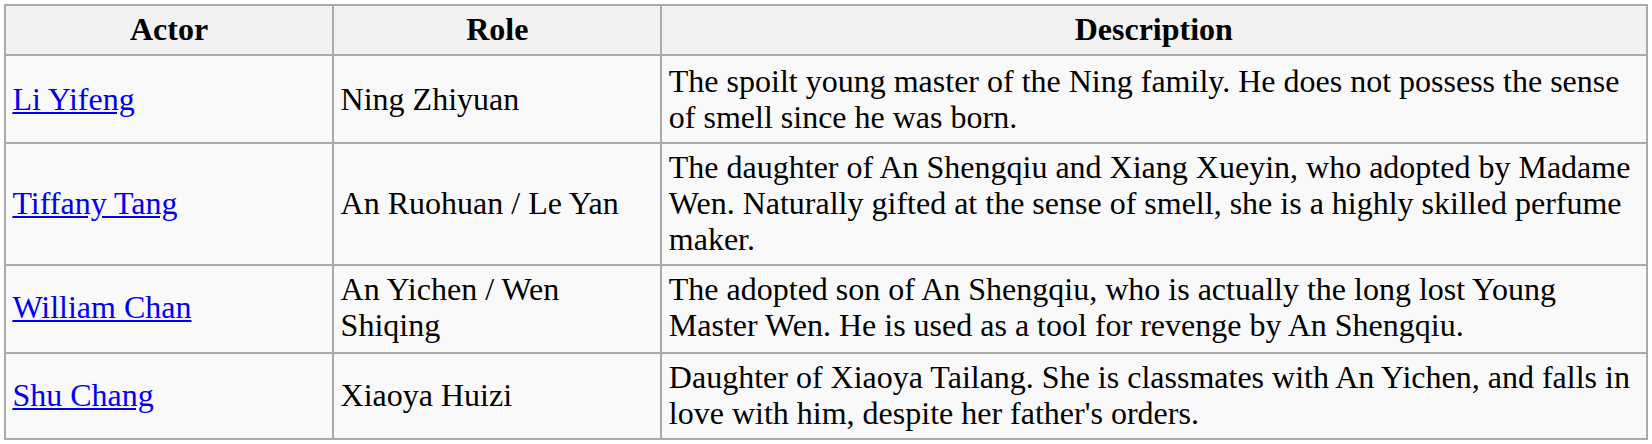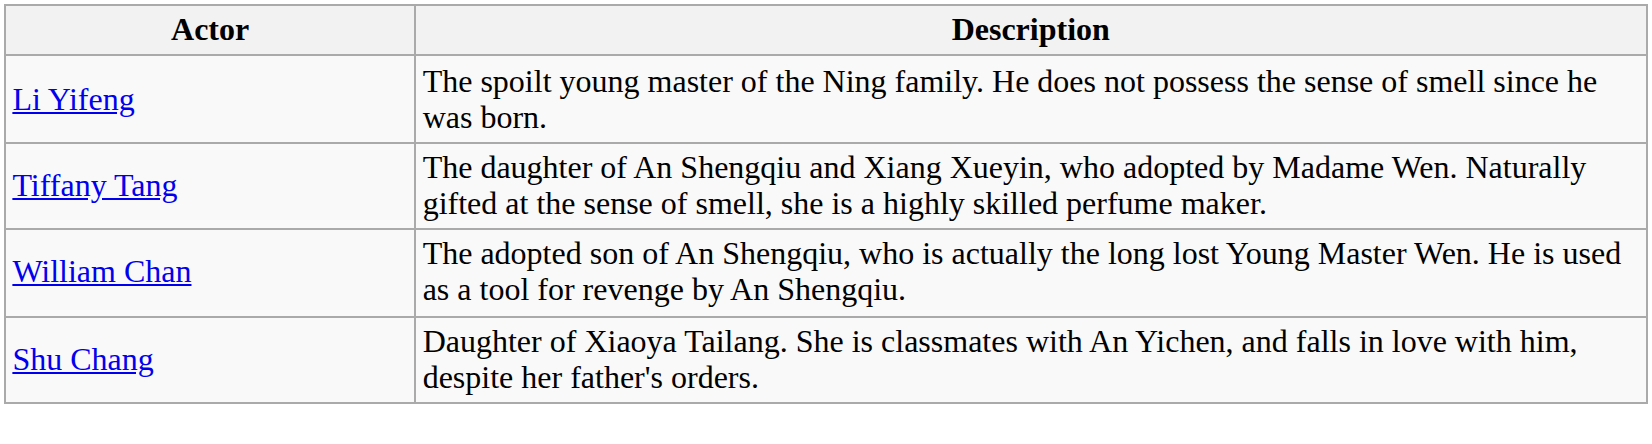- column: (497, 29)
